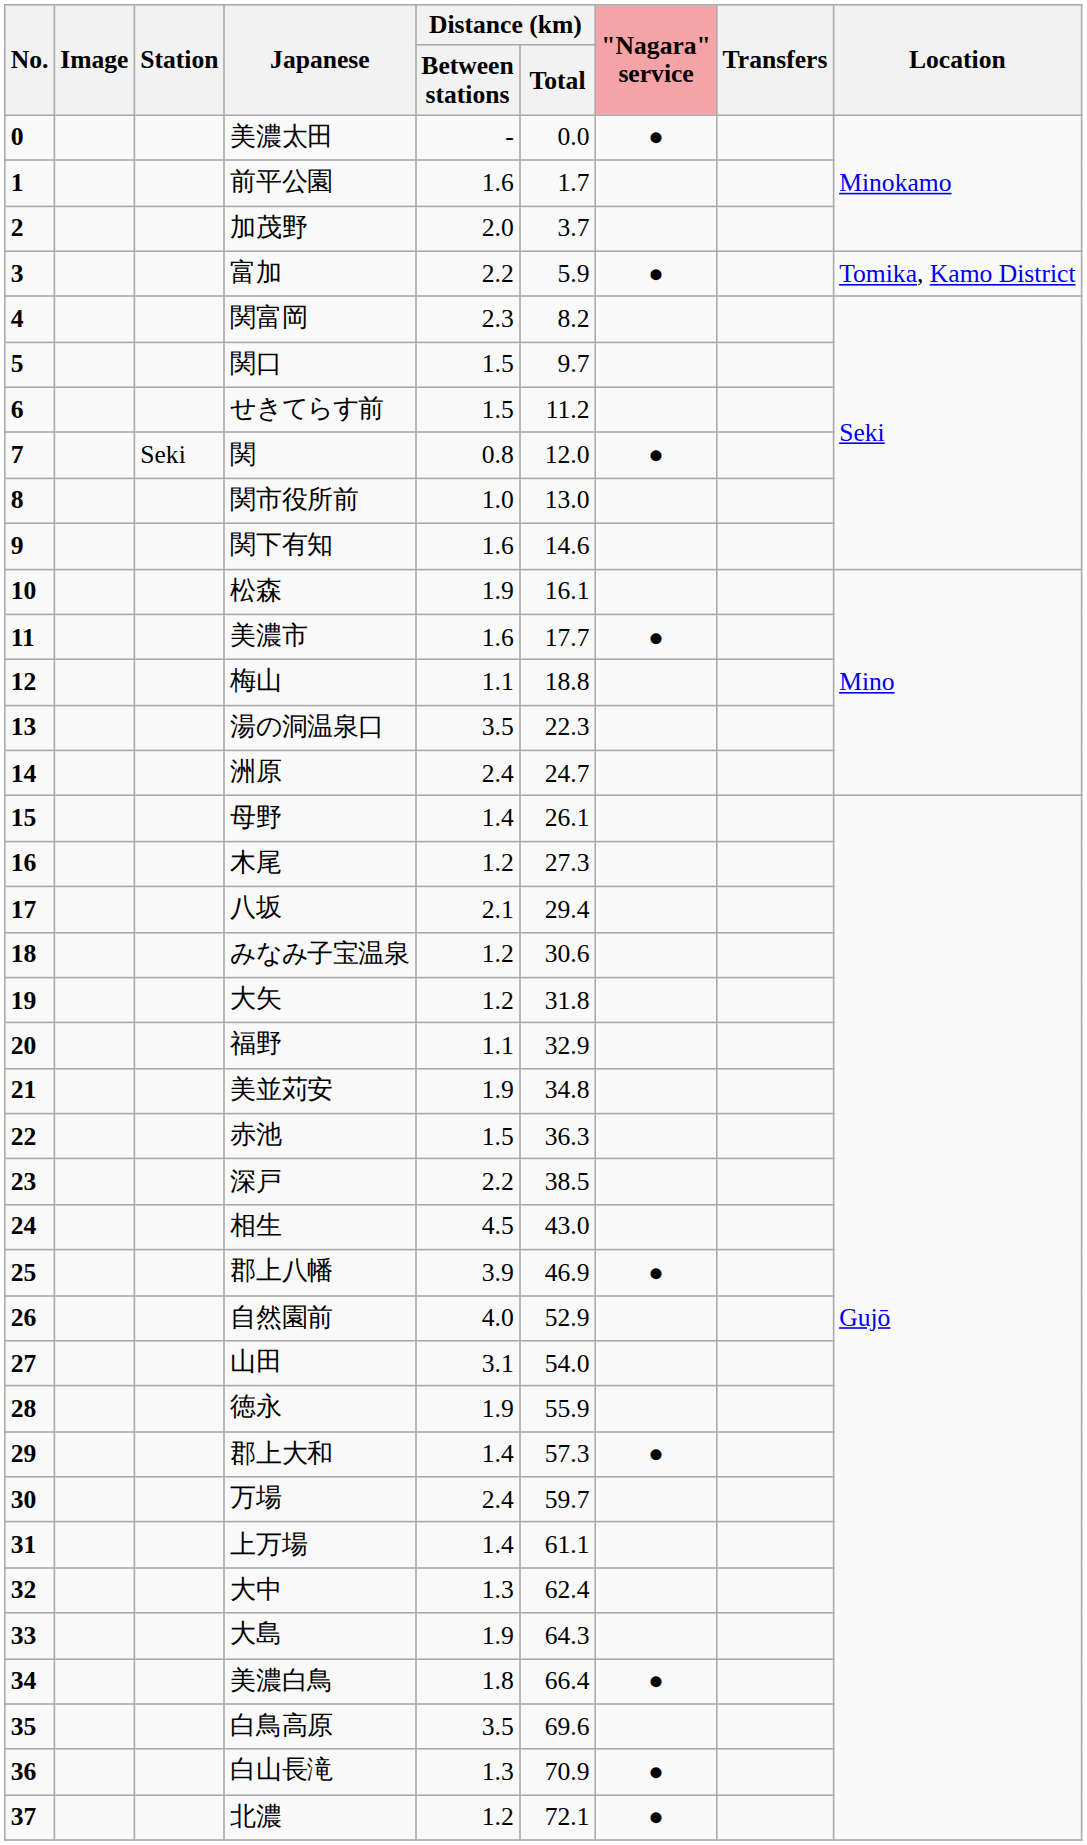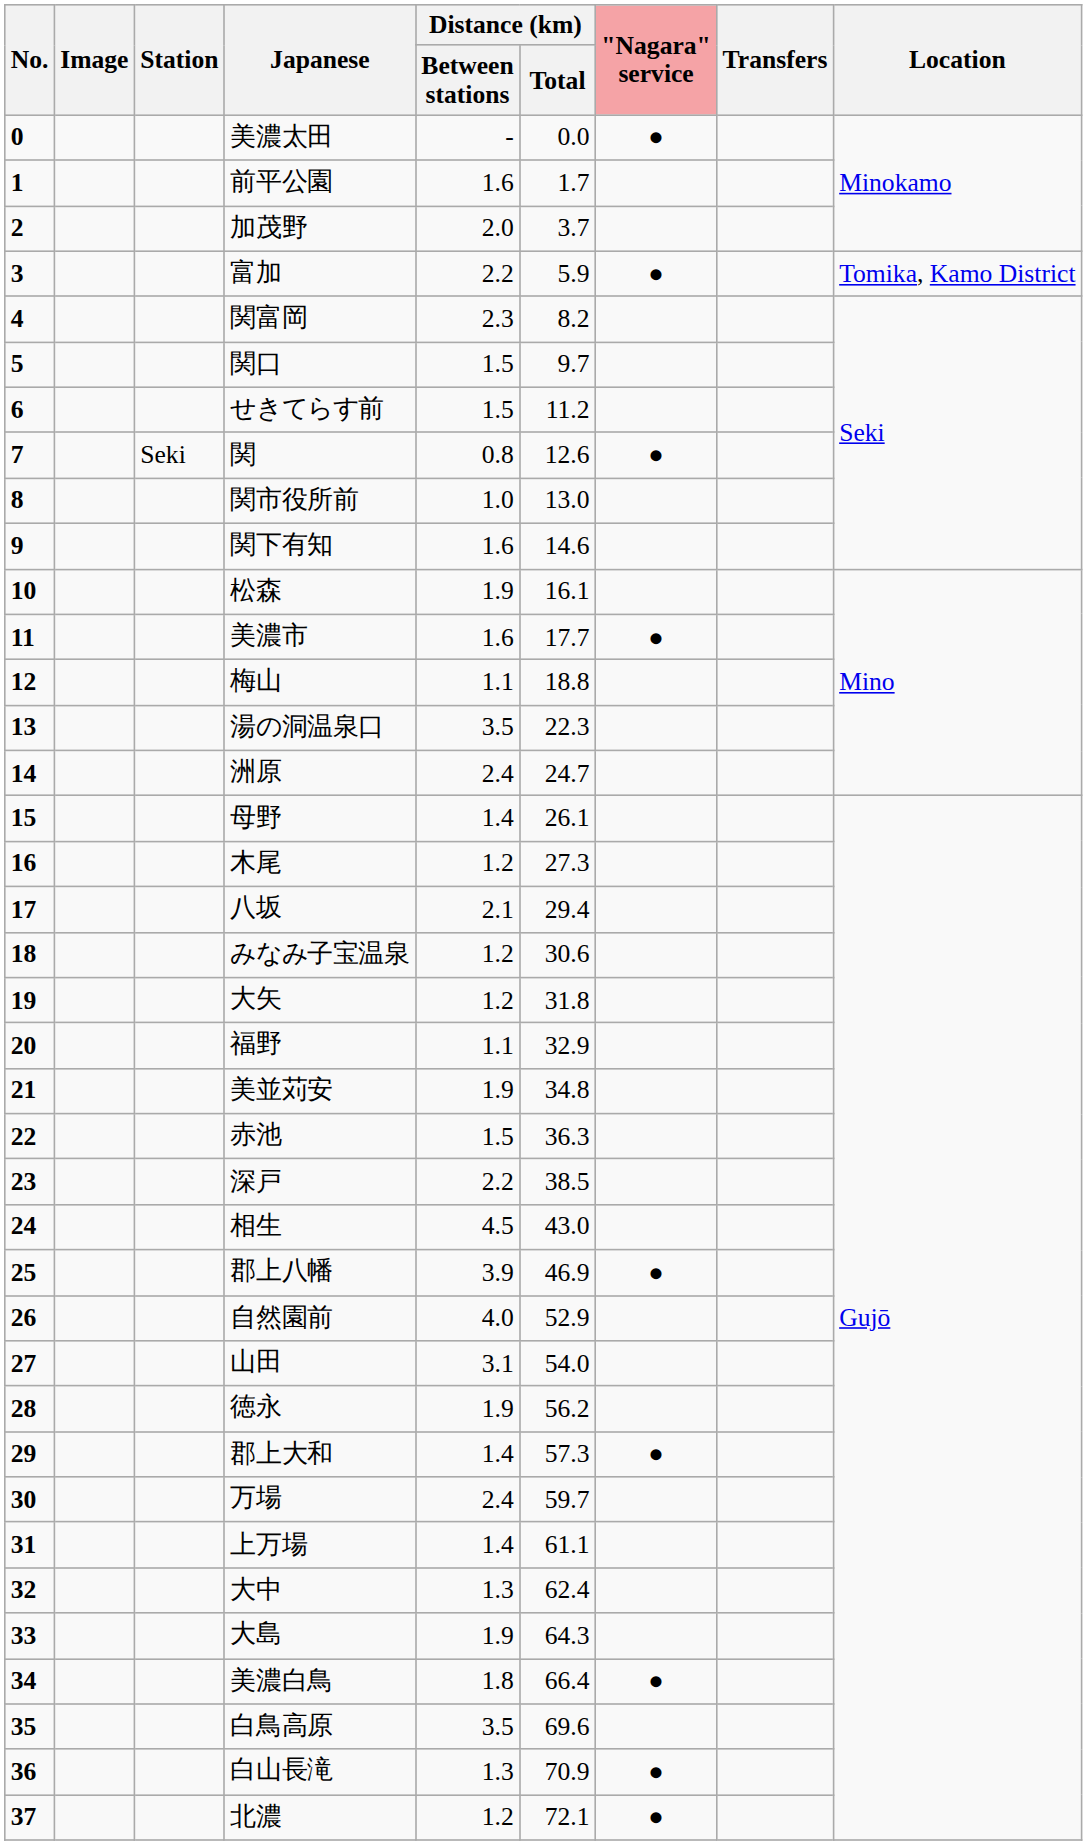(567, 454) 12.0 -> (567, 454) 12.6
(567, 1408) 55.9 -> (567, 1408) 56.2
